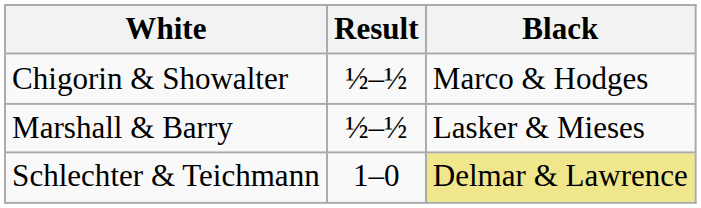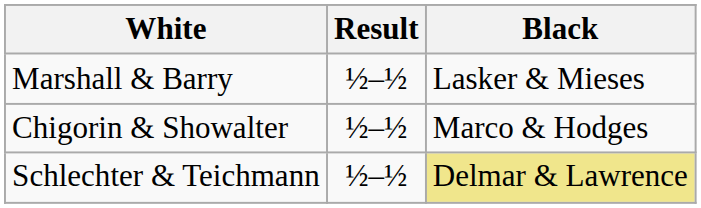rows swapped: (122, 127) <-> (150, 78)
(376, 176) 1–0 -> (376, 176) ½–½
